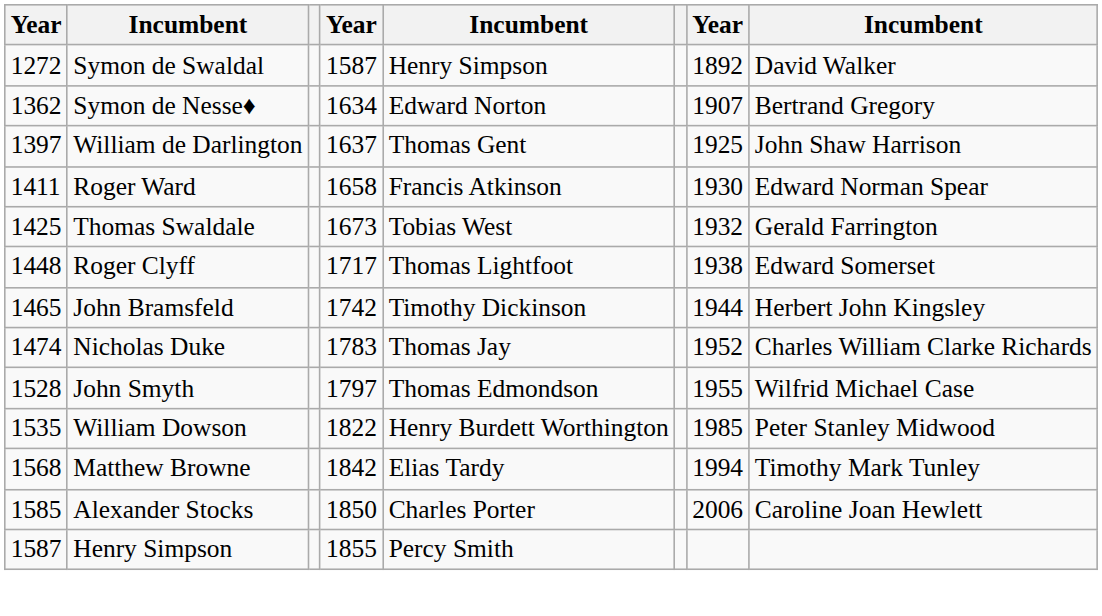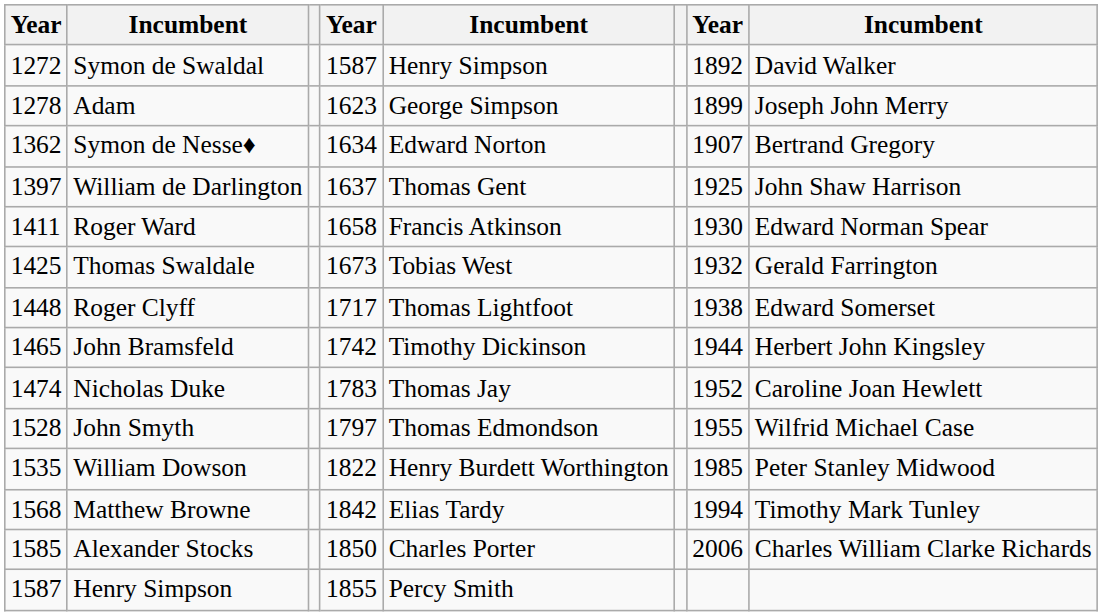+ row: (104, 105)
(923, 347) Charles William Clarke Richards -> (869, 387) Caroline Joan Hewlett
(869, 508) Caroline Joan Hewlett -> (923, 549) Charles William Clarke Richards
